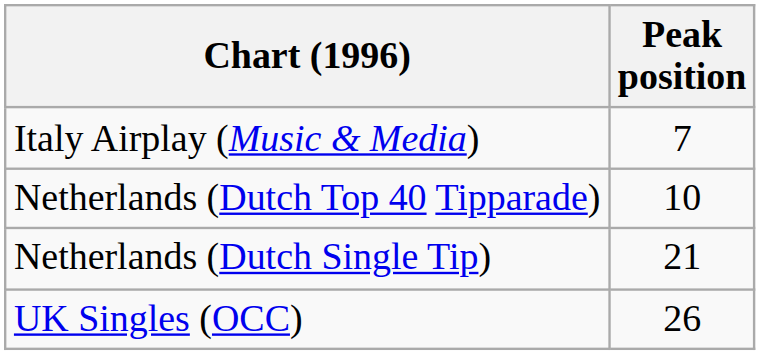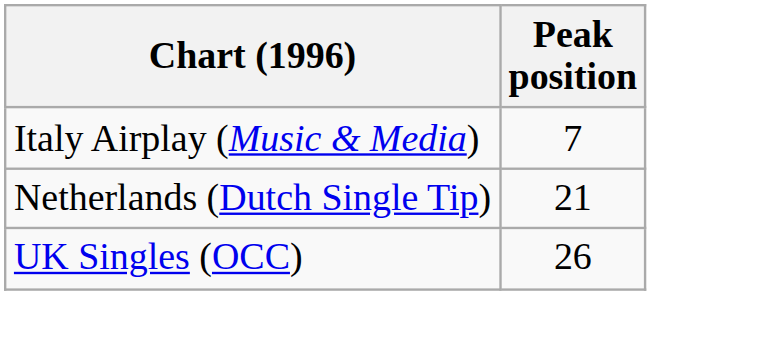- row: (307, 197)
